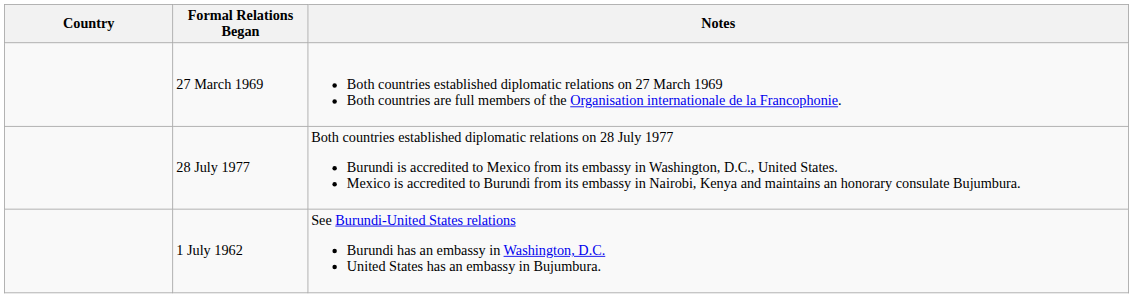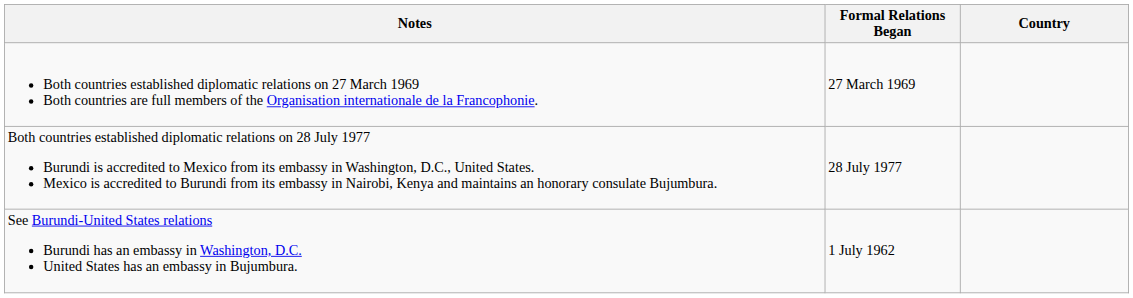columns swapped: (89, 23) <-> (718, 23)
